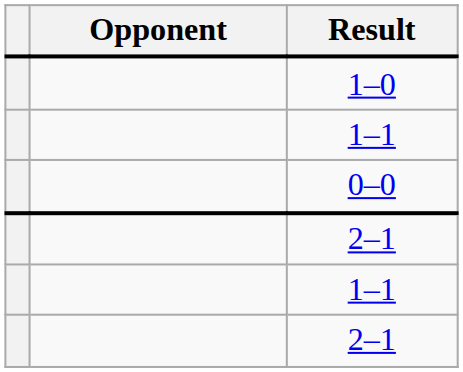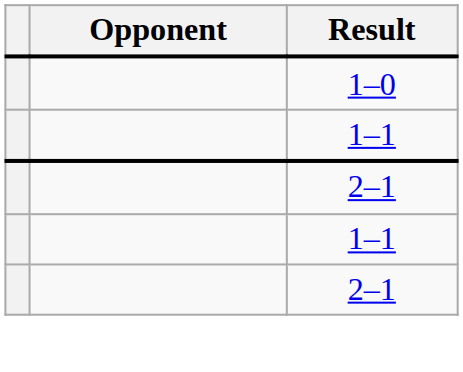- row: (18, 186)
